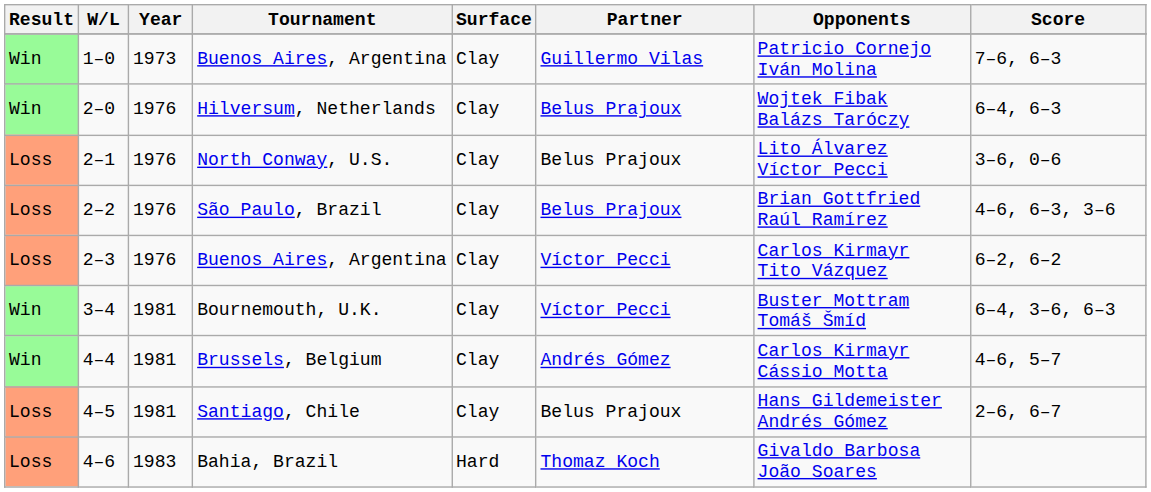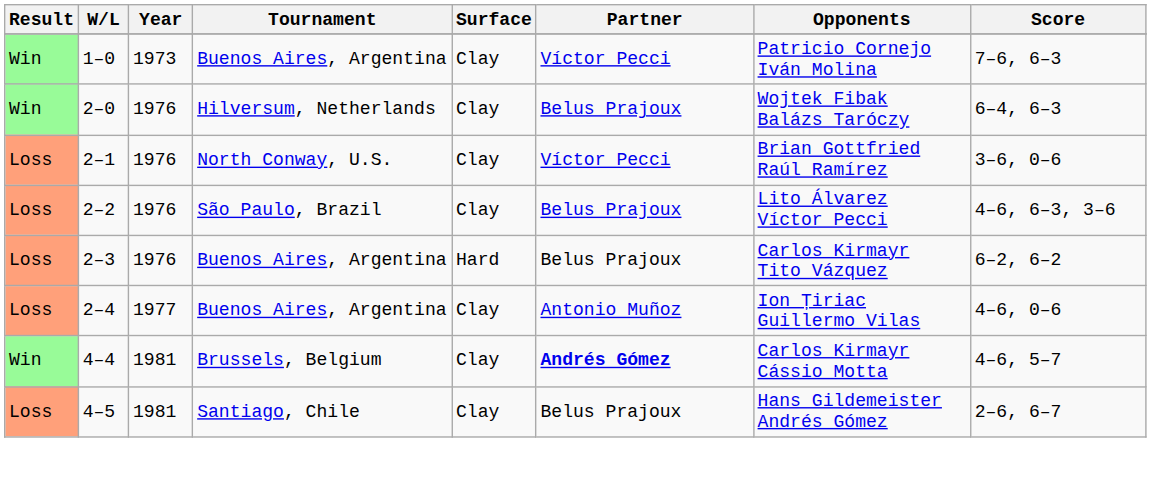(622, 59) Guillermo Vilas -> (606, 59) Víctor Pecci
(611, 160) Belus Prajoux -> (606, 160) Víctor Pecci
(823, 160) Lito Álvarez Víctor Pecci -> (839, 160) Brian Gottfried Raúl Ramírez
(839, 210) Brian Gottfried Raúl Ramírez -> (823, 210) Lito Álvarez Víctor Pecci
(478, 260) Clay -> (478, 260) Hard
(606, 260) Víctor Pecci -> (611, 260) Belus Prajoux
+ row: (99, 311)
- row: (99, 311)
(606, 361) normal -> (606, 361) bold
- row: (99, 462)
